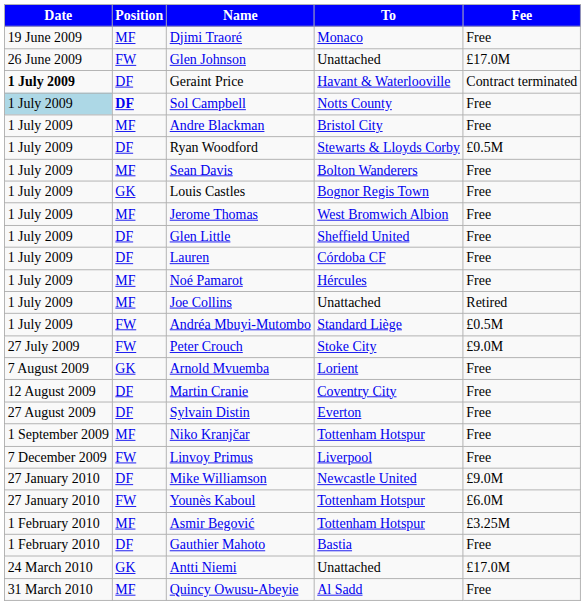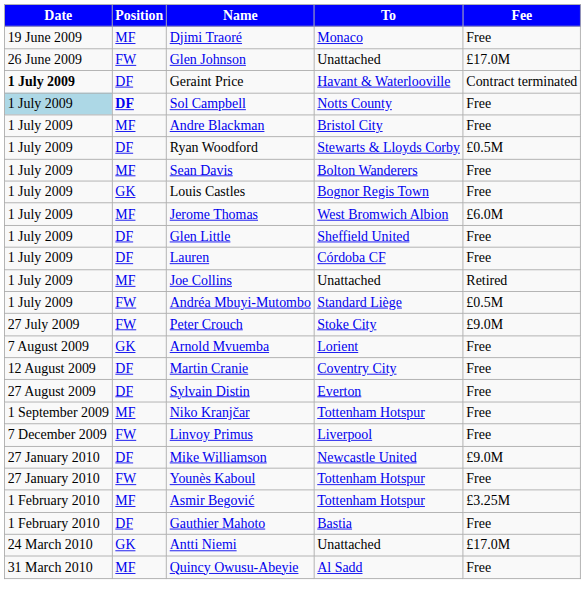(479, 214) Free -> (485, 214) £6.0M
- row: (206, 280)
(485, 501) £6.0M -> (479, 479) Free
